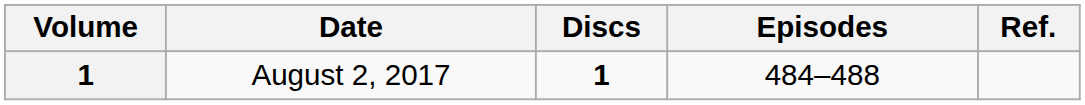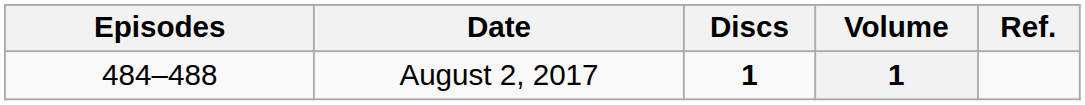columns swapped: (86, 27) <-> (822, 27)
